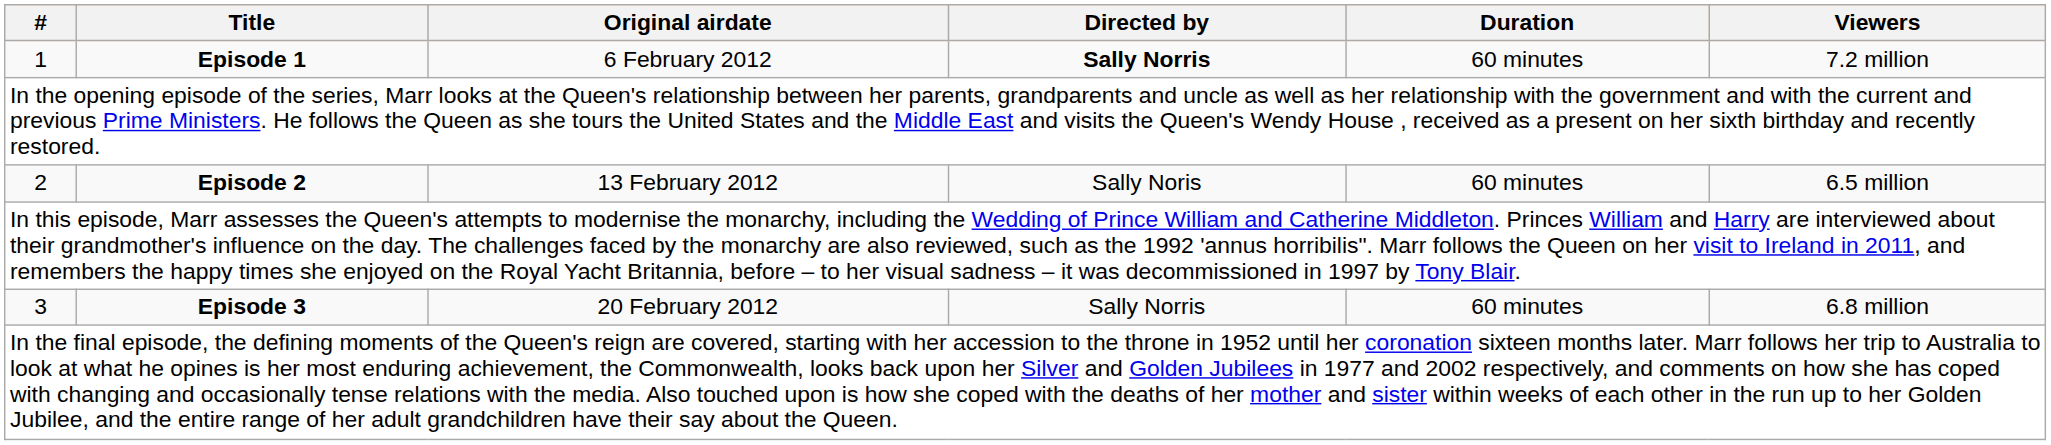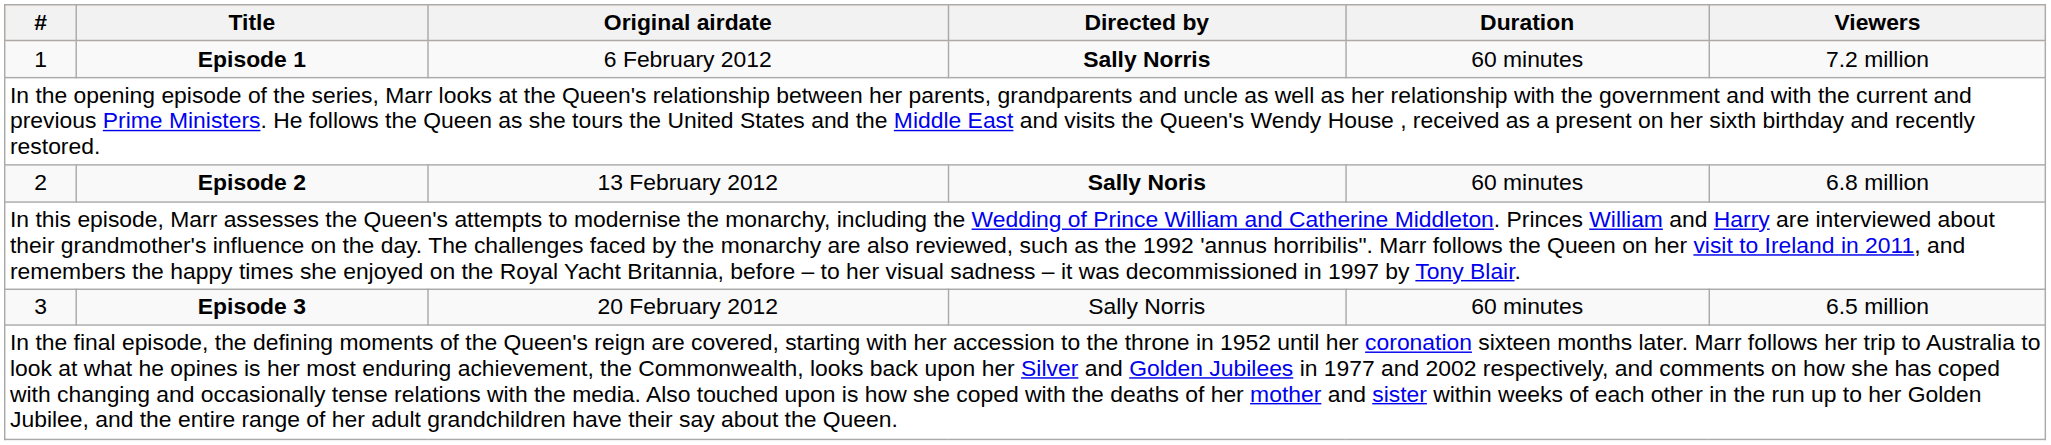(1147, 182) normal -> (1147, 182) bold
(1877, 182) 6.5 million -> (1877, 182) 6.8 million
(1877, 307) 6.8 million -> (1877, 307) 6.5 million
